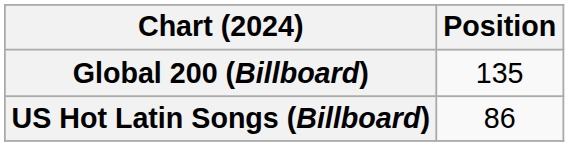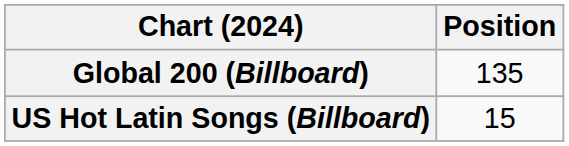(500, 118) 86 -> (500, 118) 15
